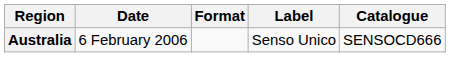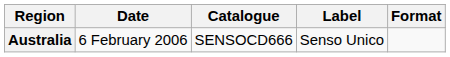columns swapped: (220, 16) <-> (392, 16)
